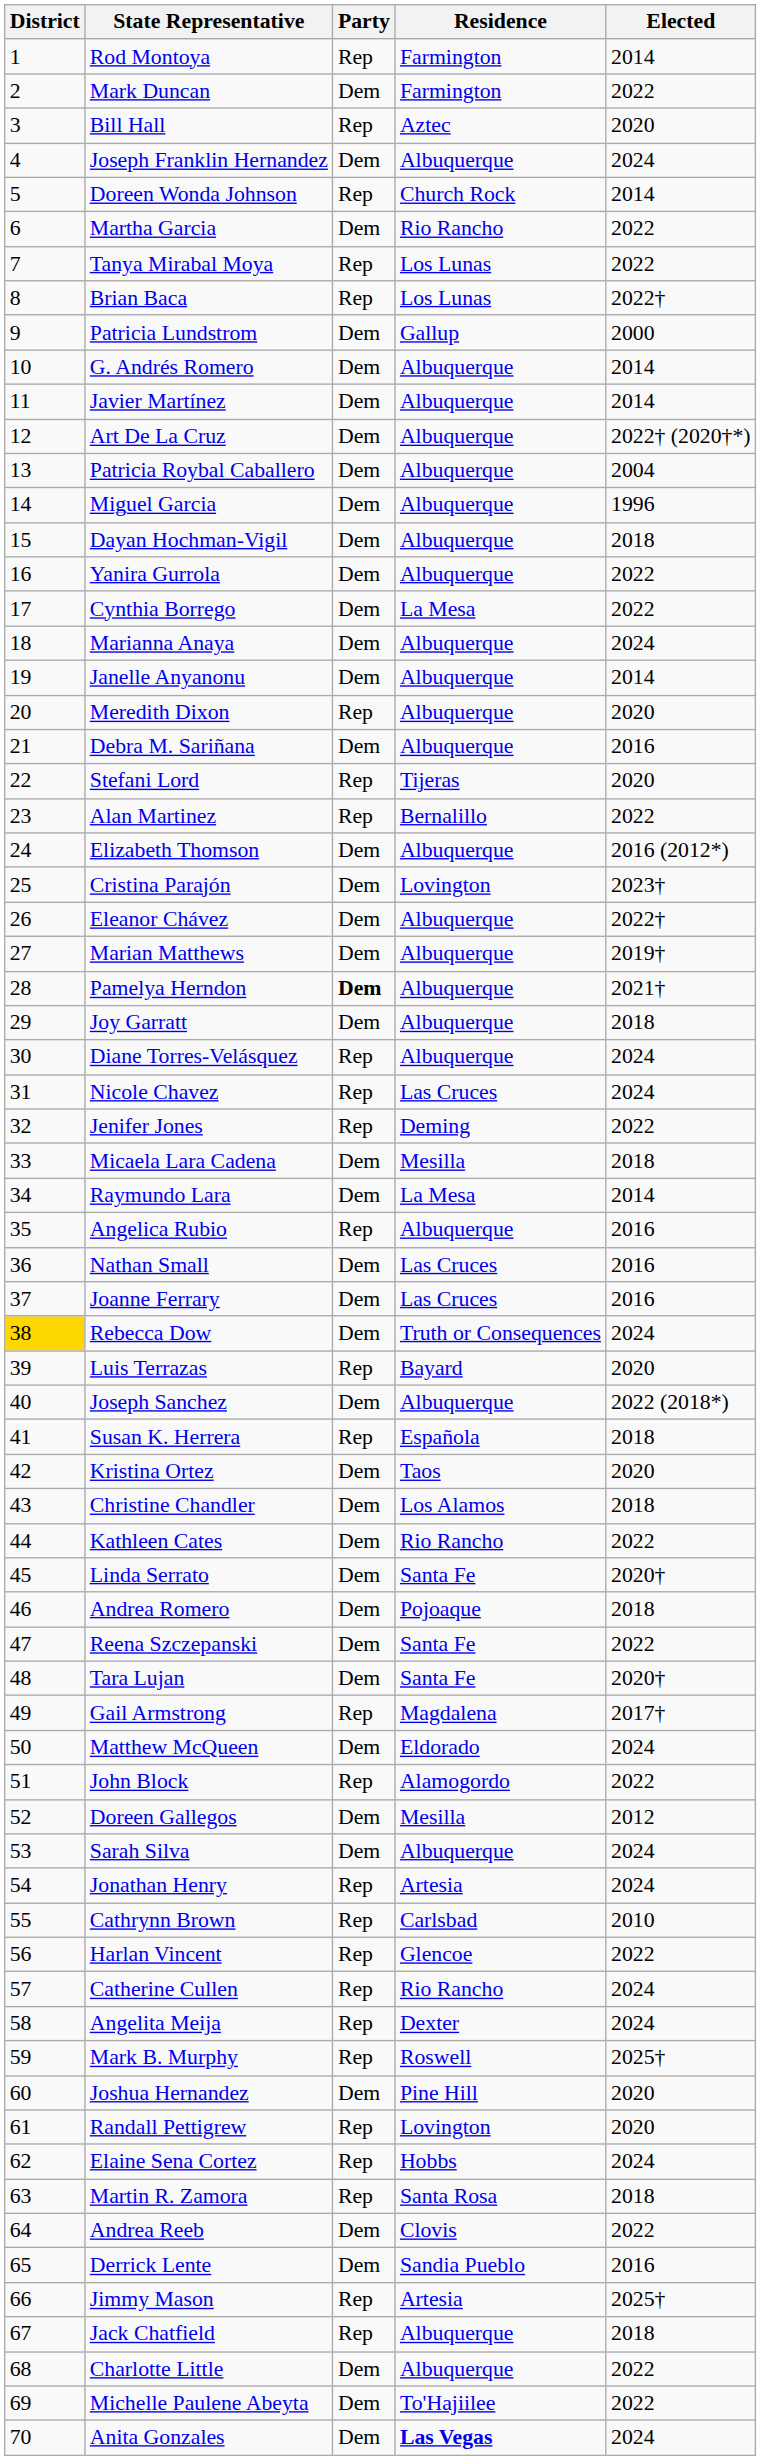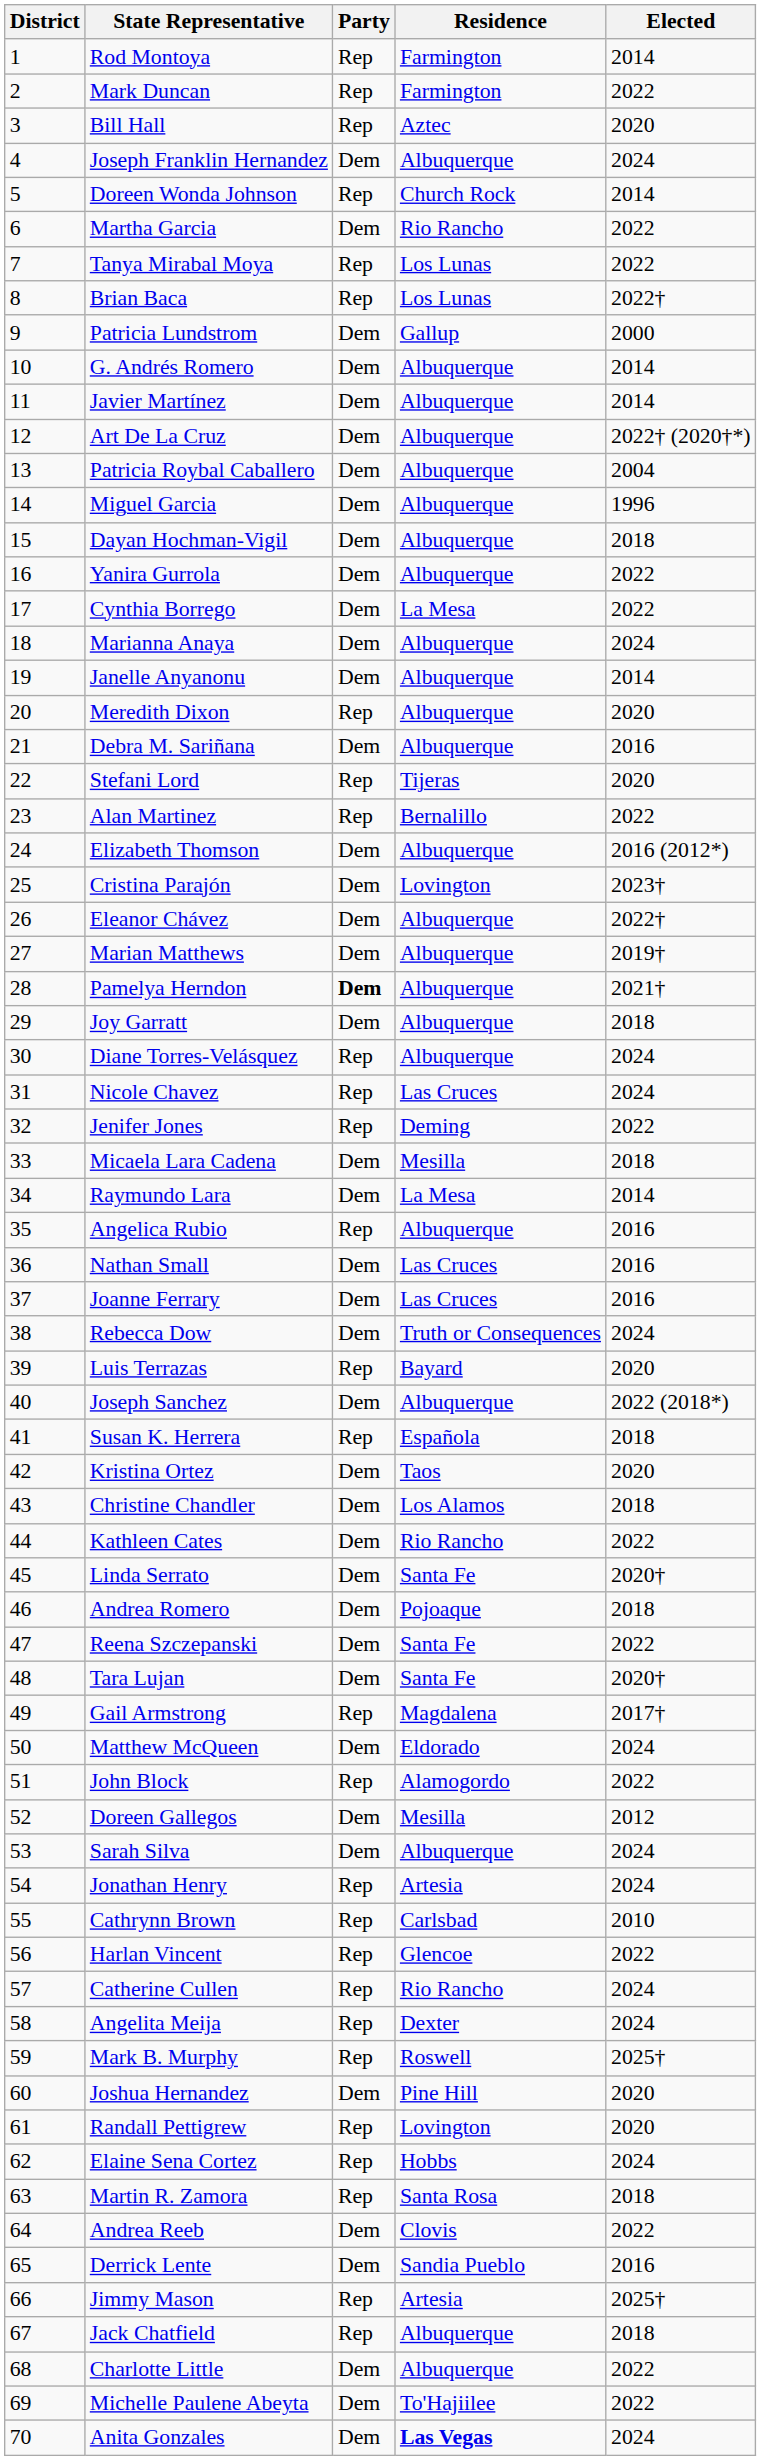(359, 90) Dem -> (355, 90) Rep
(21, 1333) gold background -> (21, 1333) no background
